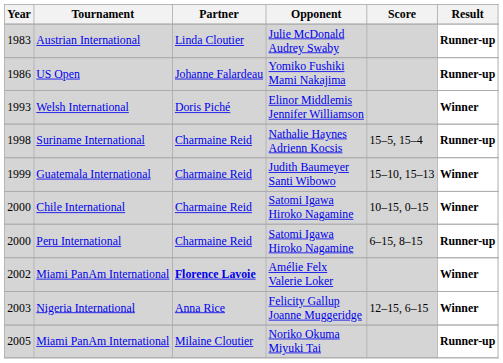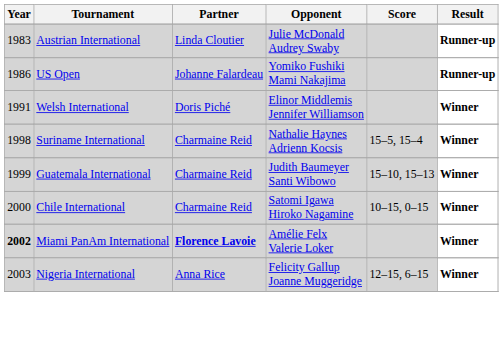(19, 107) 1993 -> (19, 107) 1991
(468, 141) Runner-up -> (459, 141) Winner
- row: (79, 241)
(19, 274) normal -> (19, 241) bold
- row: (103, 341)
